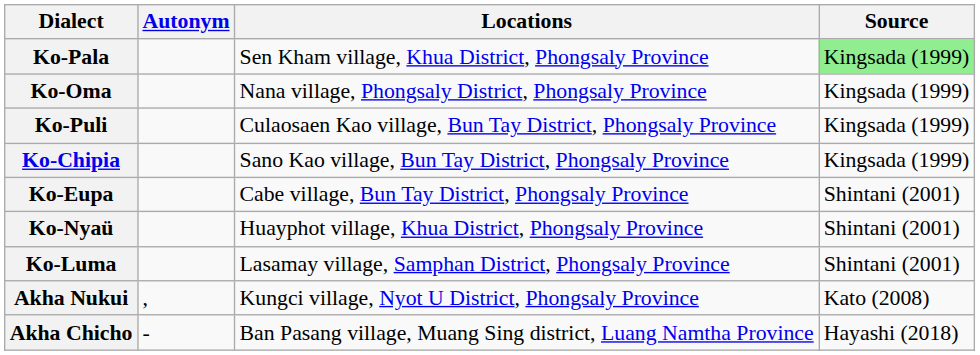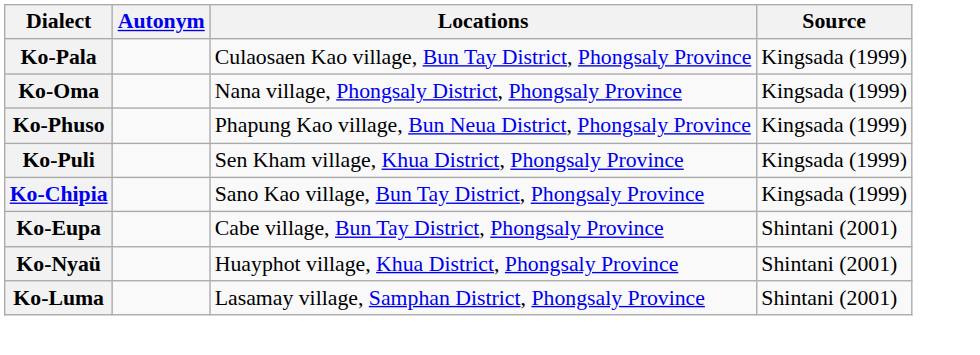(474, 56) Sen Kham village, Khua District, Phongsaly Province -> (483, 56) Culaosaen Kao village, Bun Tay District, Phongsaly Province
(897, 56) lightgreen background -> (834, 56) no background
+ row: (59, 125)
(508, 125) Culaosaen Kao village, Bun Tay District, Phongsaly Province -> (449, 159) Sen Kham village, Khua District, Phongsaly Province
- row: (71, 297)
- row: (71, 332)
